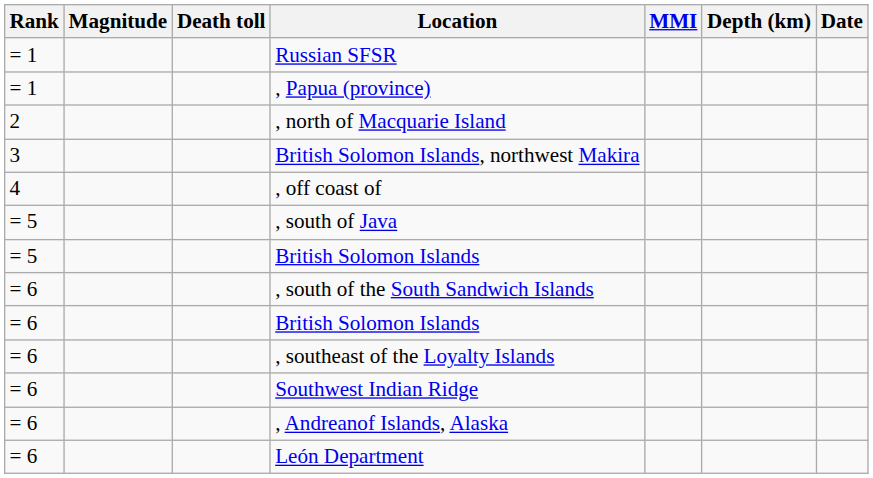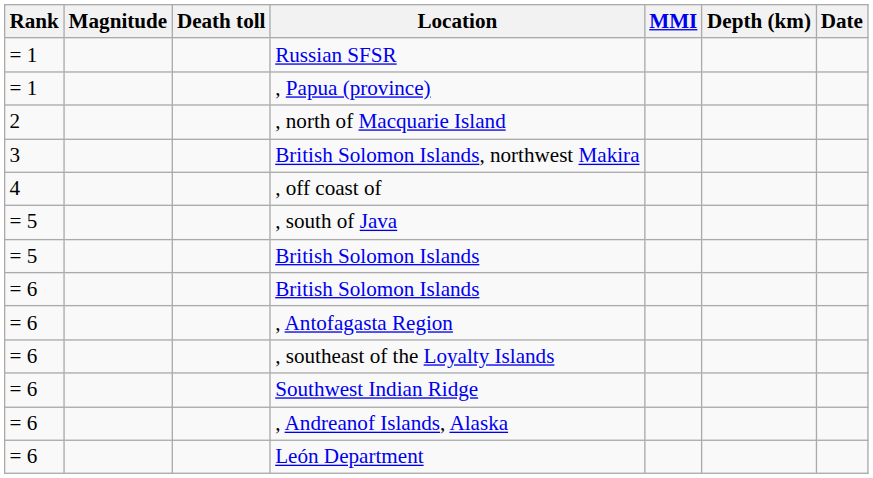- row: (23, 289)
+ row: (23, 322)
